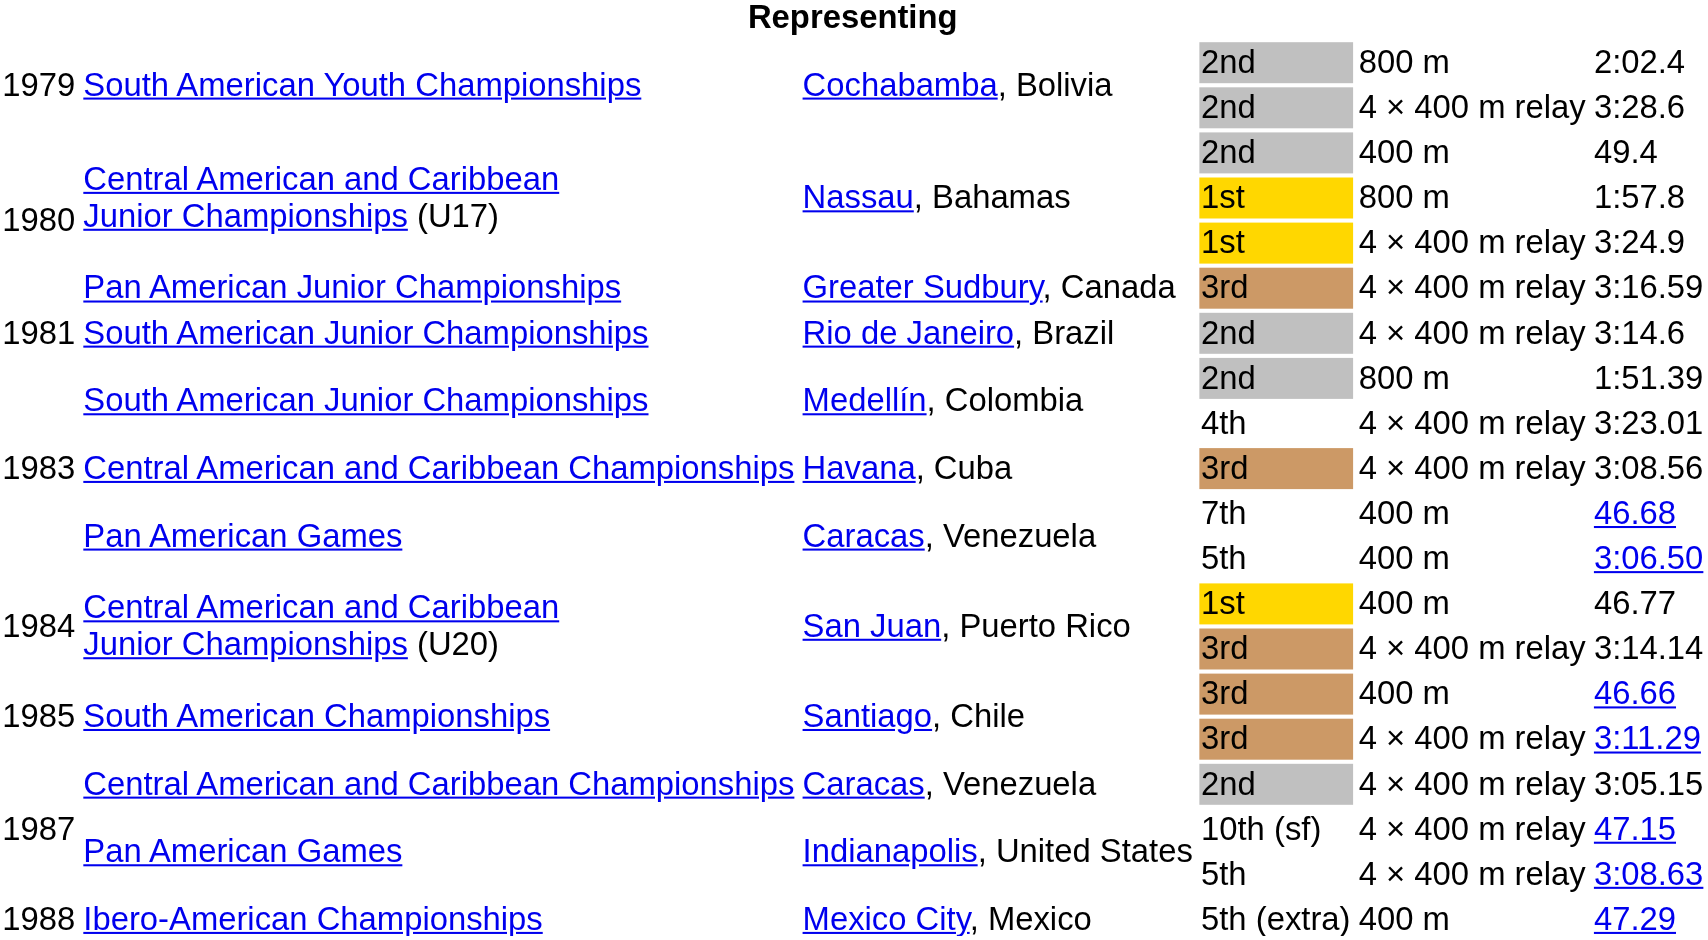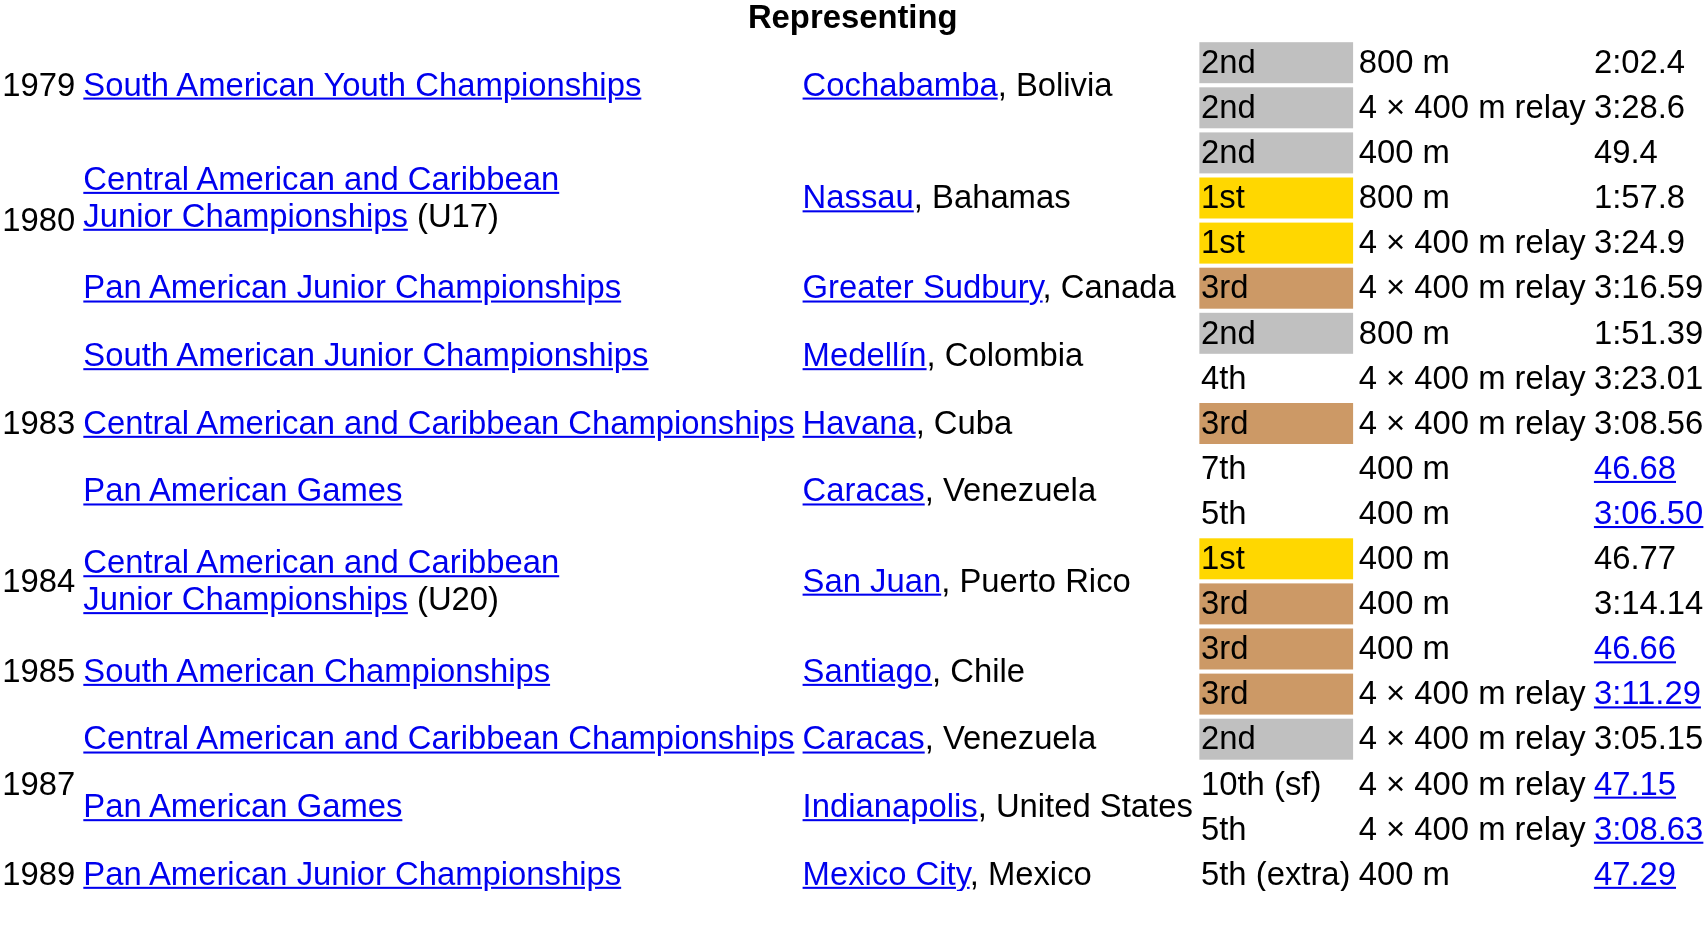- row: (958, 332)
(1472, 648) 4 × 400 m relay -> (1404, 603) 400 m
(39, 919) 1988 -> (39, 873) 1989
(313, 919) Ibero-American Championships -> (352, 873) Pan American Junior Championships
